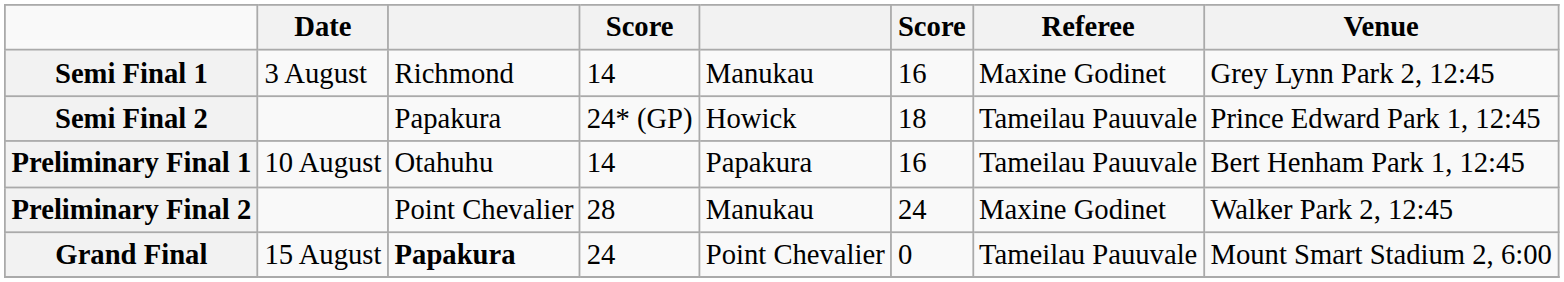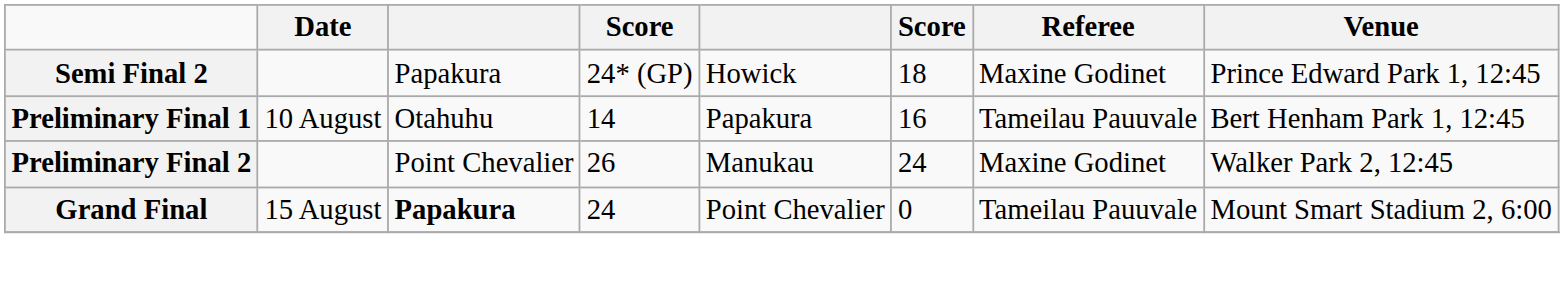- row: (131, 72)
(1088, 118) Tameilau Pauuvale -> (1072, 72) Maxine Godinet
(601, 208) 28 -> (601, 163) 26
